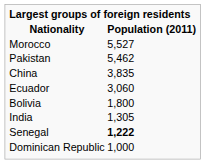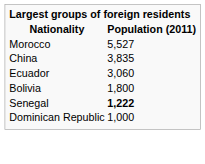- row: (30, 59)
- row: (21, 118)
